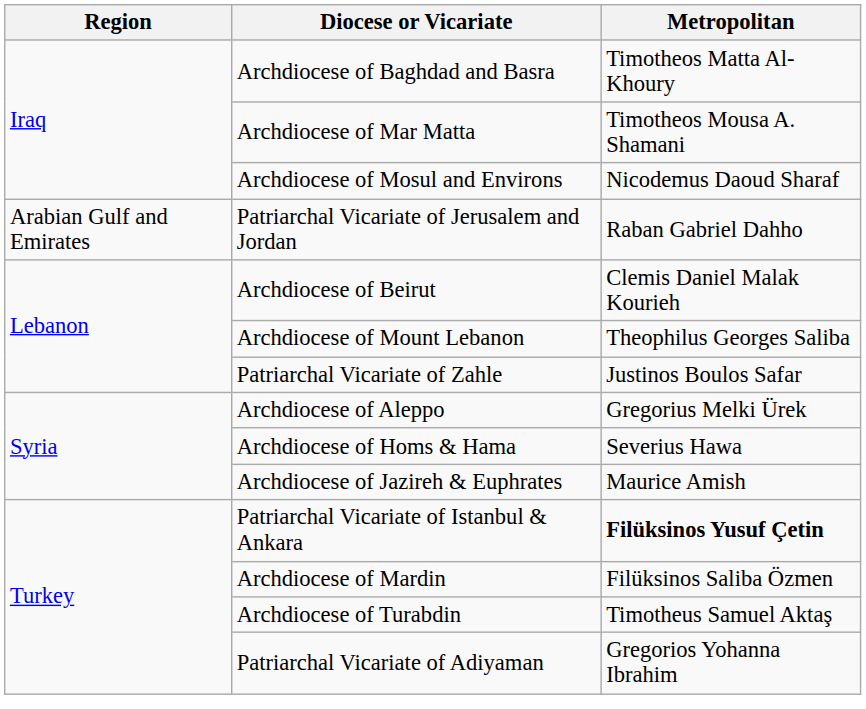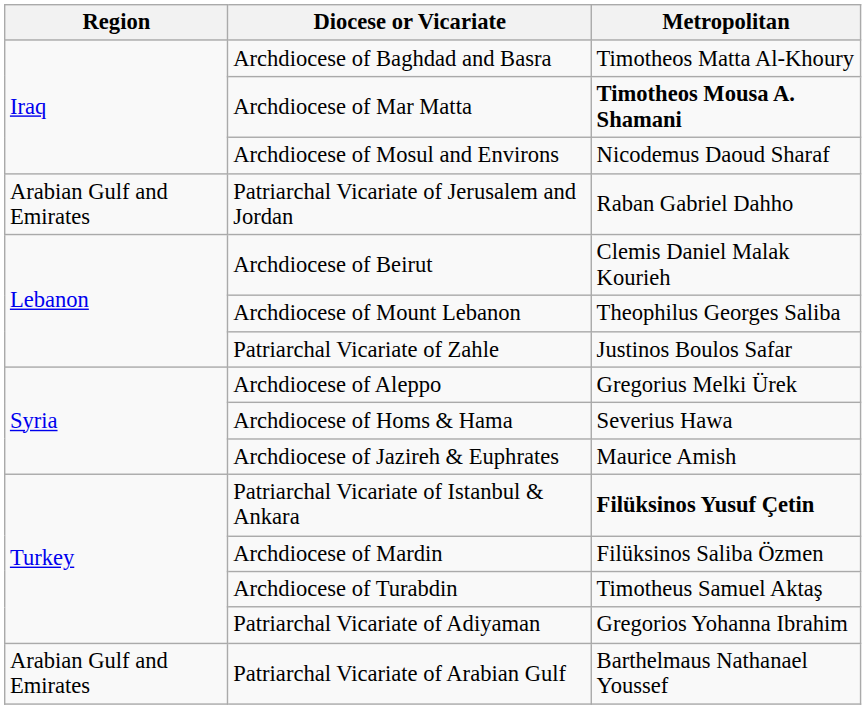(701, 132) normal -> (696, 106) bold
+ row: (400, 673)
